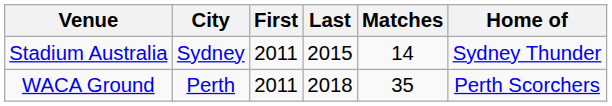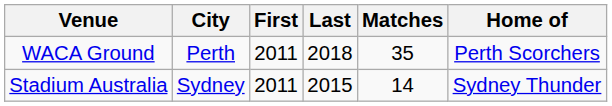rows swapped: (88, 52) <-> (88, 85)
